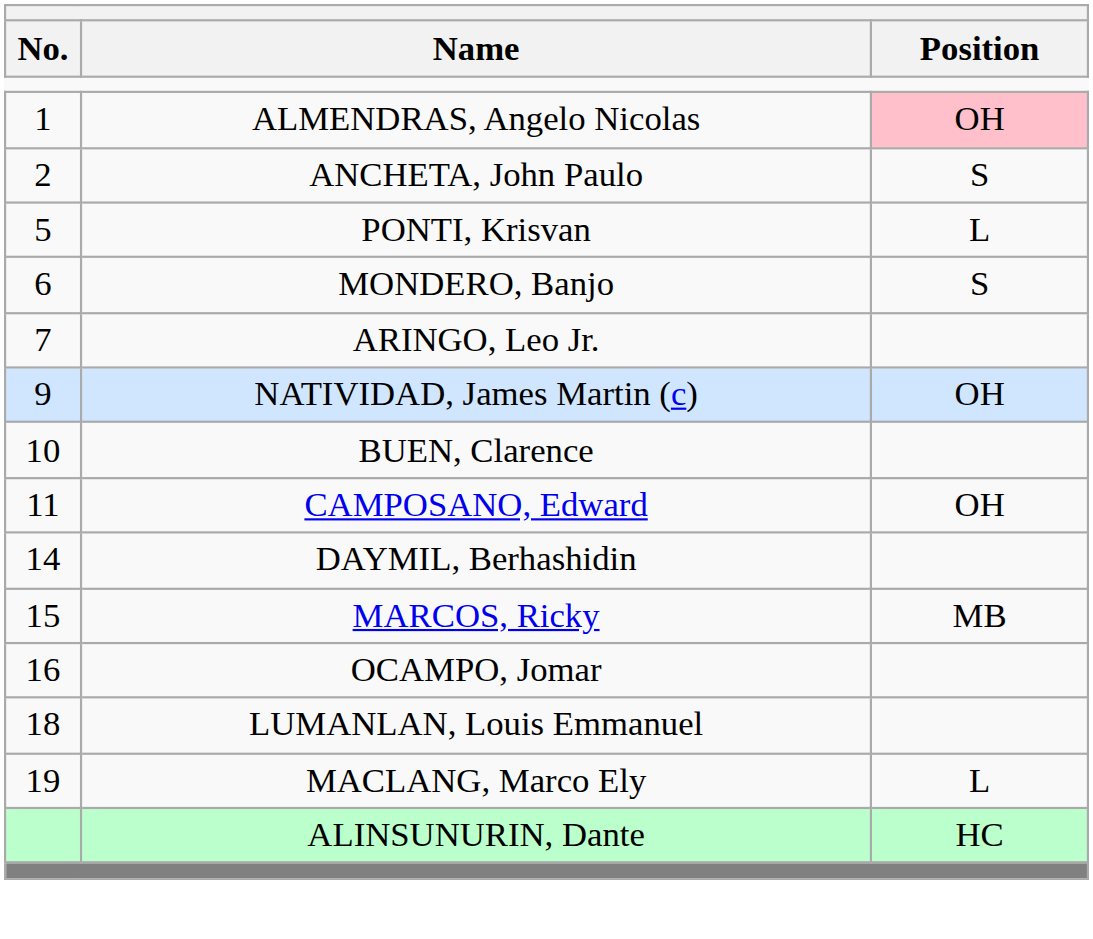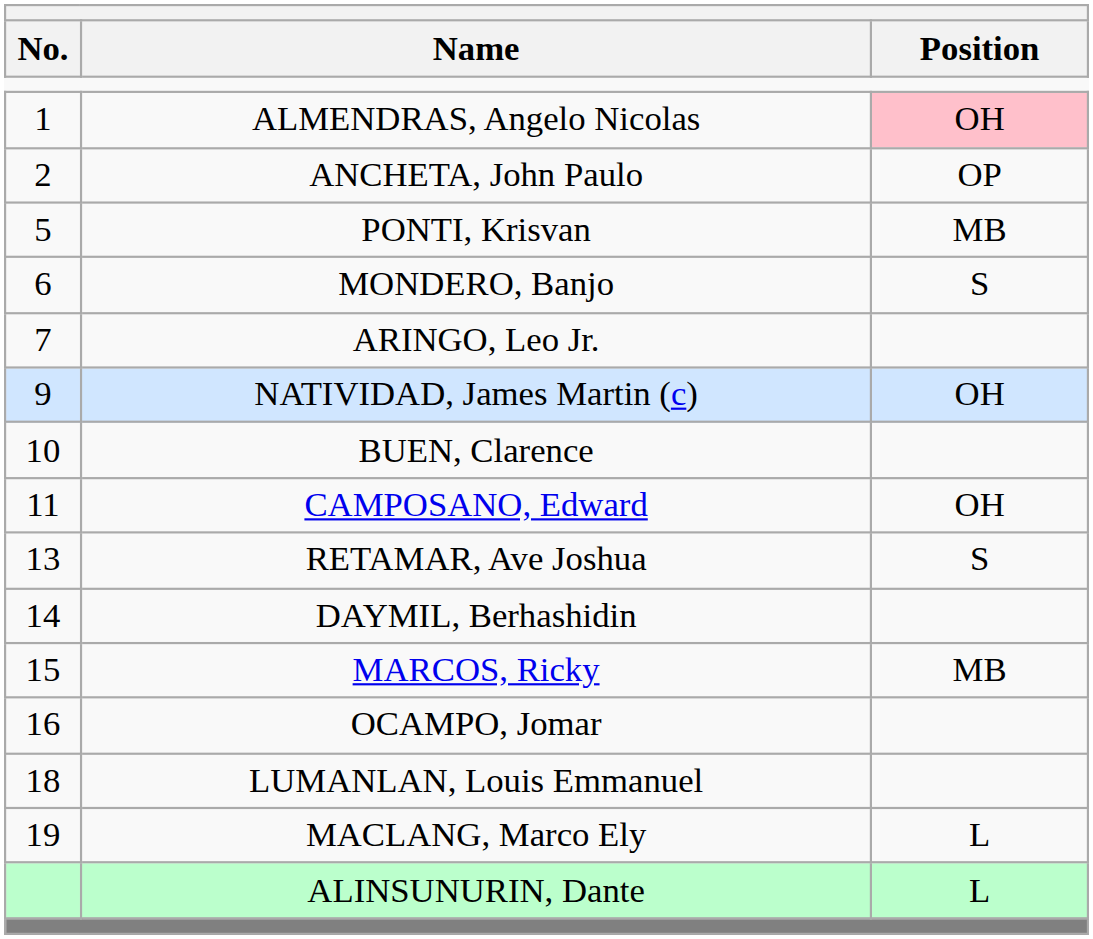(980, 174) S -> (980, 174) OP
(980, 229) L -> (980, 229) MB
+ row: (43, 559)
(980, 834) HC -> (980, 889) L
